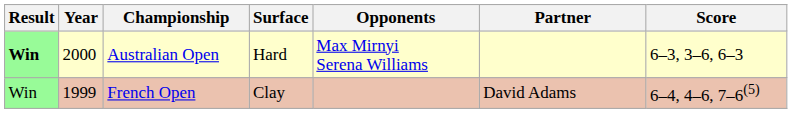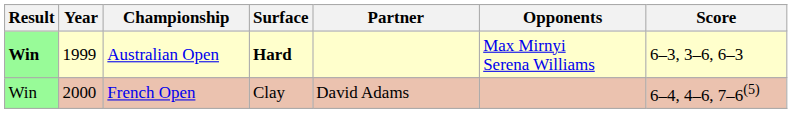columns swapped: (563, 17) <-> (396, 17)
(79, 54) 2000 -> (79, 54) 1999
(270, 54) normal -> (272, 54) bold
(79, 93) 1999 -> (79, 93) 2000
